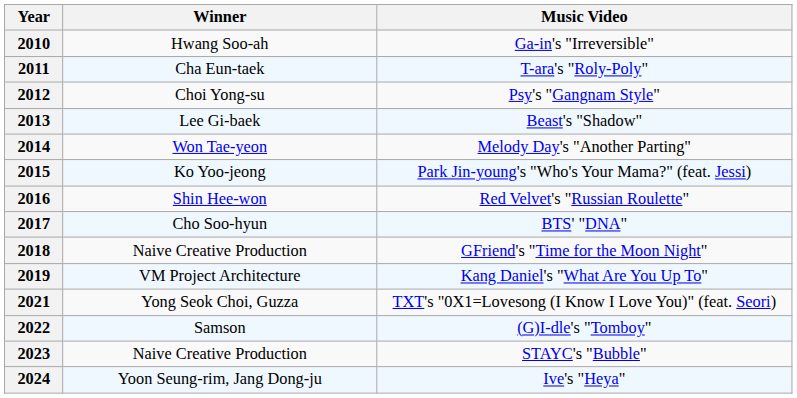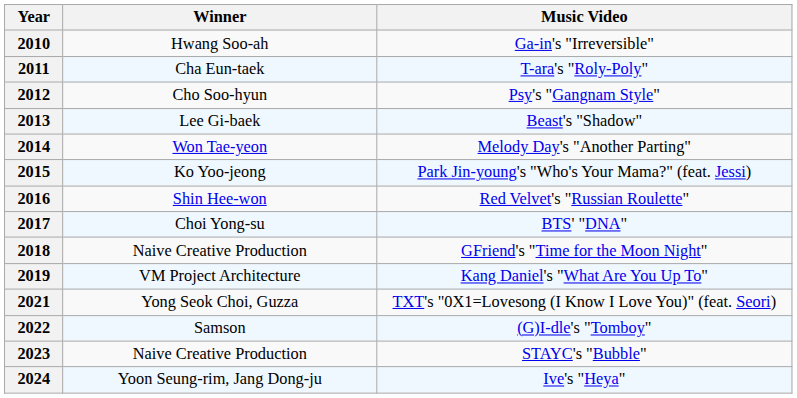(220, 95) Choi Yong-su -> (220, 95) Cho Soo-hyun
(220, 224) Cho Soo-hyun -> (220, 224) Choi Yong-su
